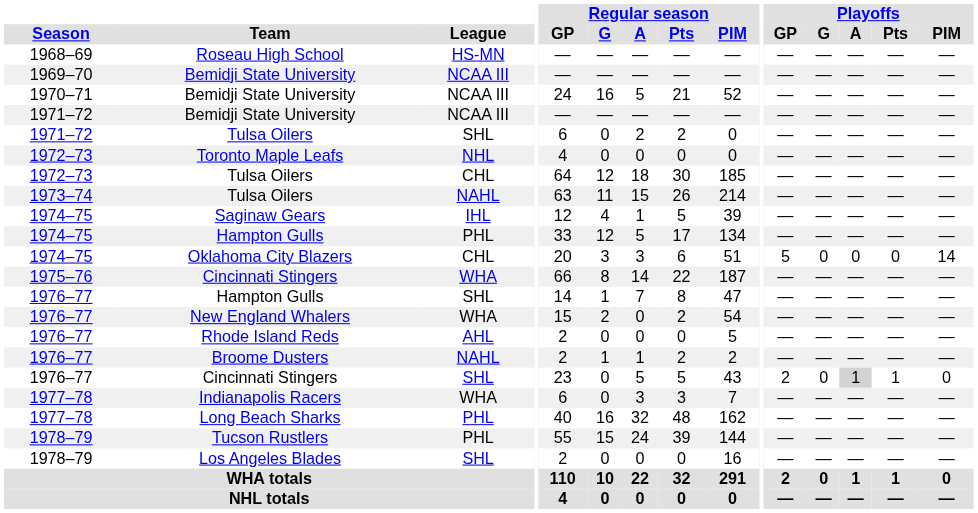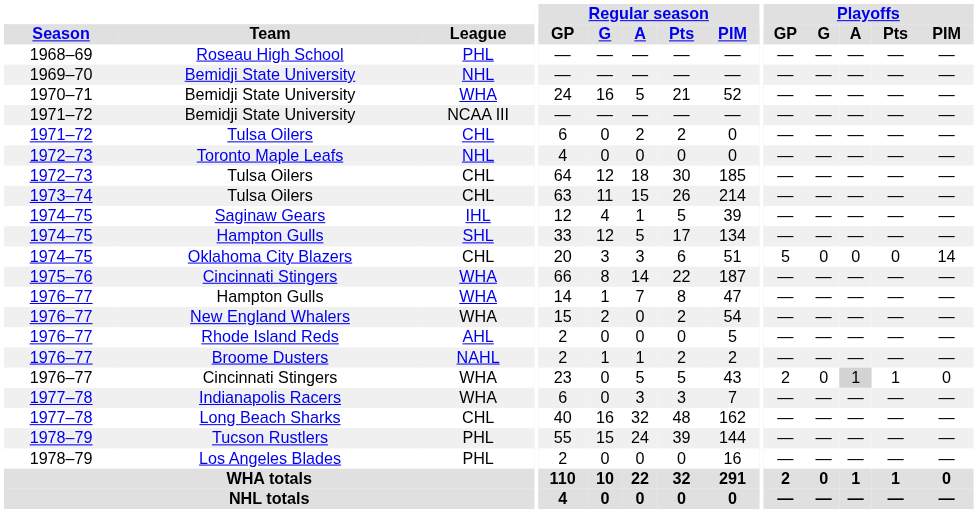(478, 54) HS-MN -> (478, 54) PHL
(478, 74) NCAA III -> (478, 74) NHL
(478, 94) NCAA III -> (478, 94) WHA
(478, 135) SHL -> (478, 135) CHL
(478, 195) NAHL -> (478, 195) CHL
(478, 236) PHL -> (478, 236) SHL
(478, 296) SHL -> (478, 296) WHA
(478, 377) SHL -> (478, 377) WHA
(478, 418) PHL -> (478, 418) CHL
(478, 458) SHL -> (478, 458) PHL
